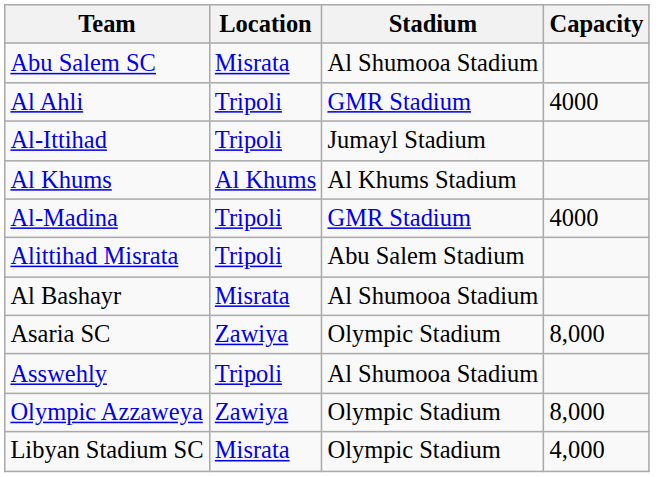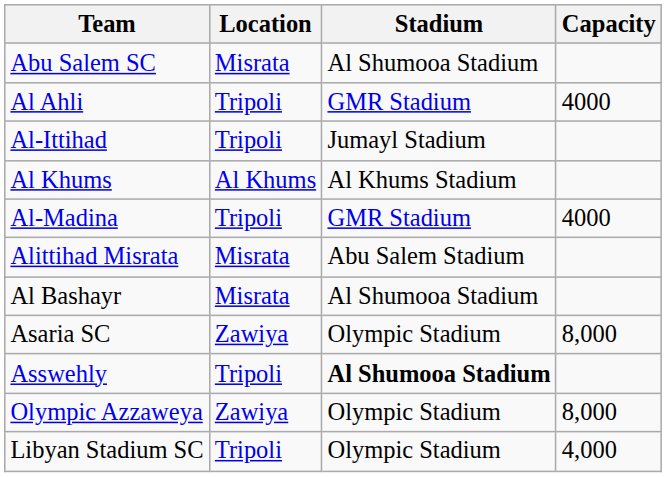(248, 256) Tripoli -> (252, 256) Misrata
(433, 373) normal -> (439, 373) bold
(252, 450) Misrata -> (248, 450) Tripoli
